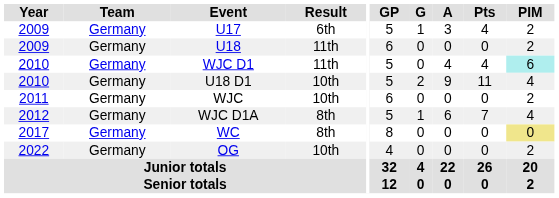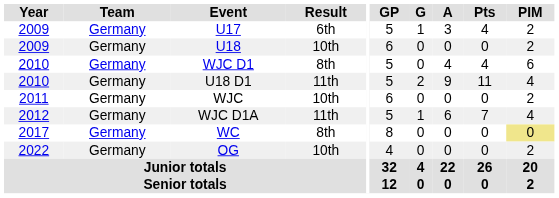(326, 47) 11th -> (326, 47) 10th
(326, 64) 11th -> (326, 64) 8th
(530, 64) paleturquoise background -> (530, 64) no background
(326, 81) 10th -> (326, 81) 11th
(326, 115) 8th -> (326, 115) 11th
